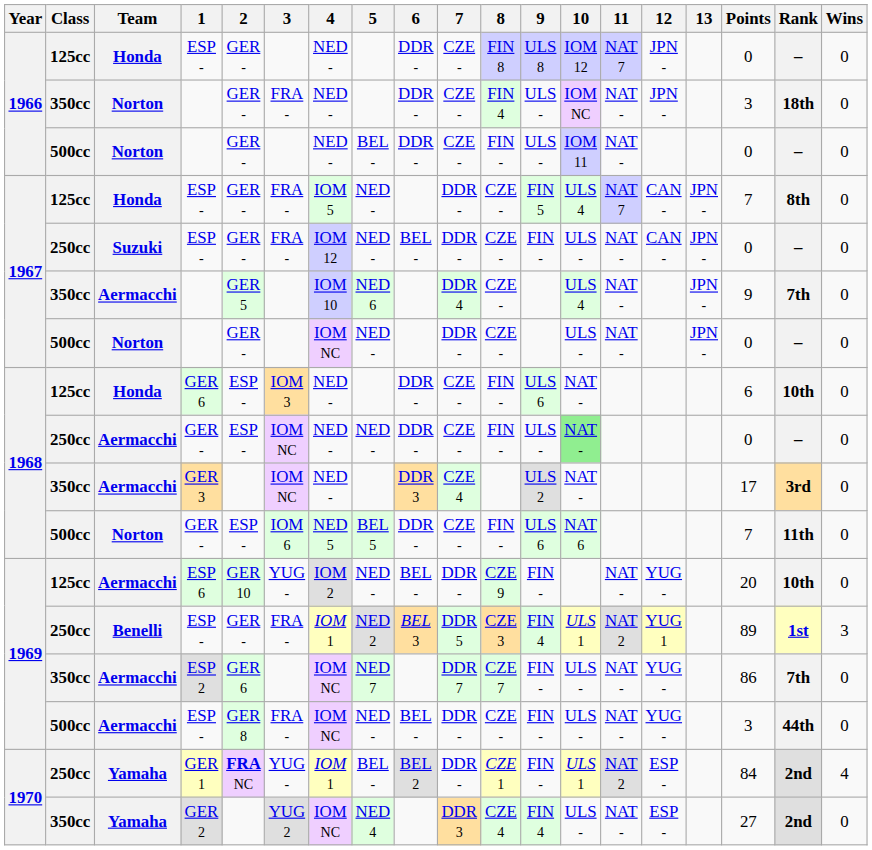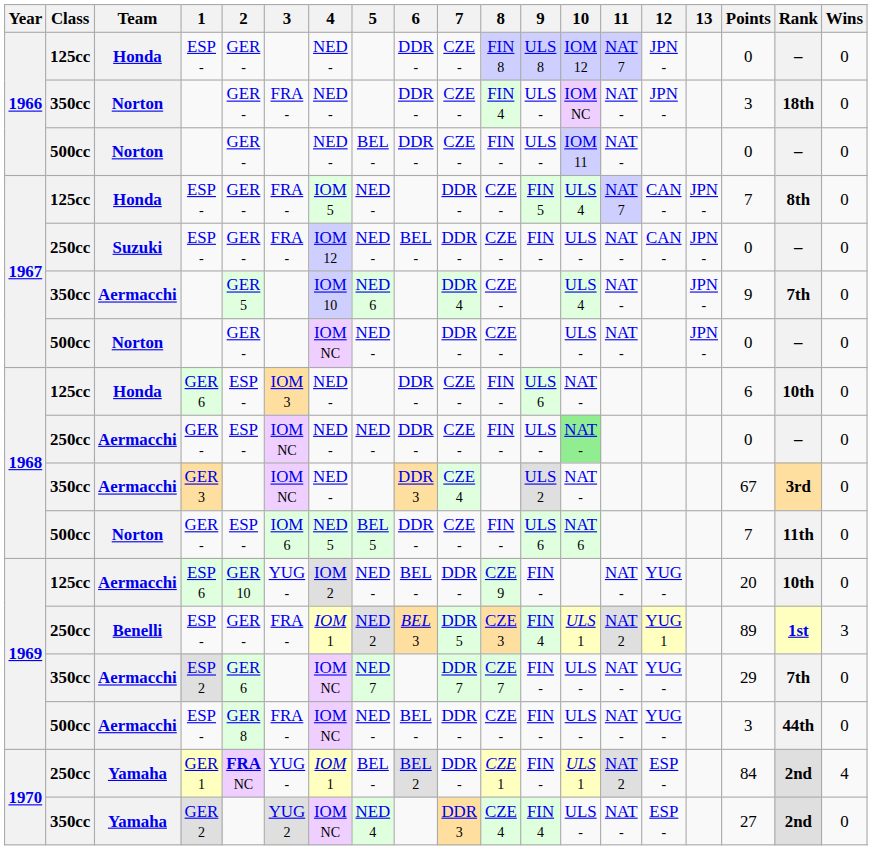(748, 486) 17 -> (748, 486) 67
(748, 677) 86 -> (748, 677) 29
